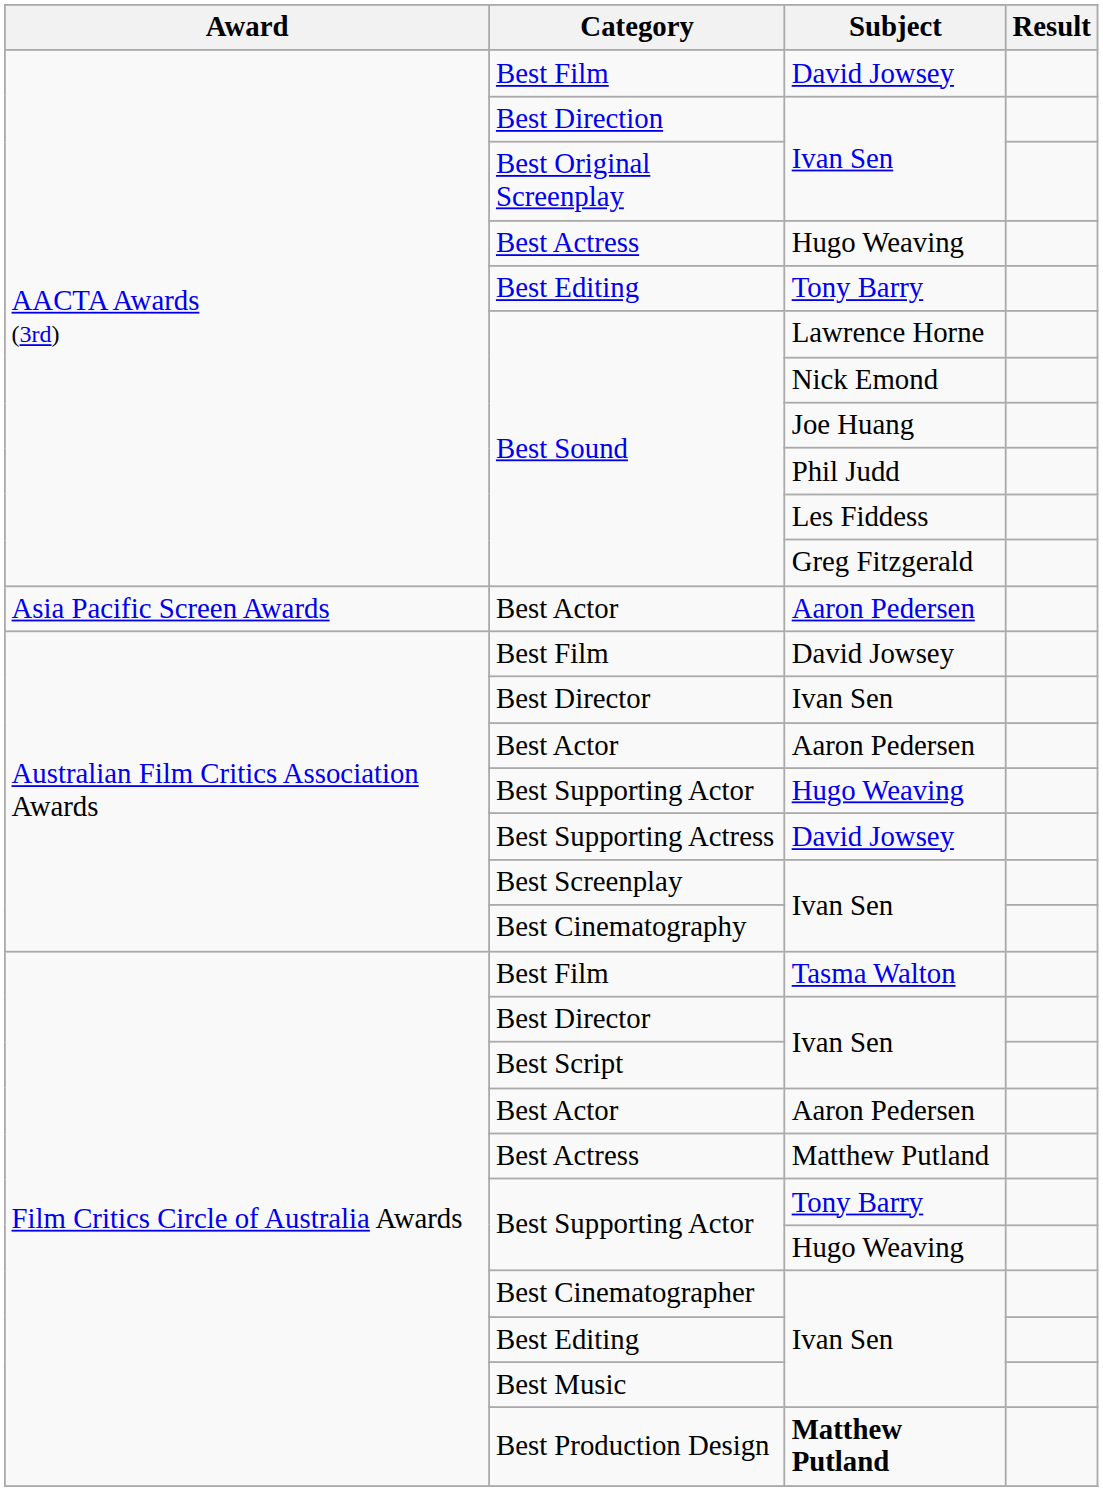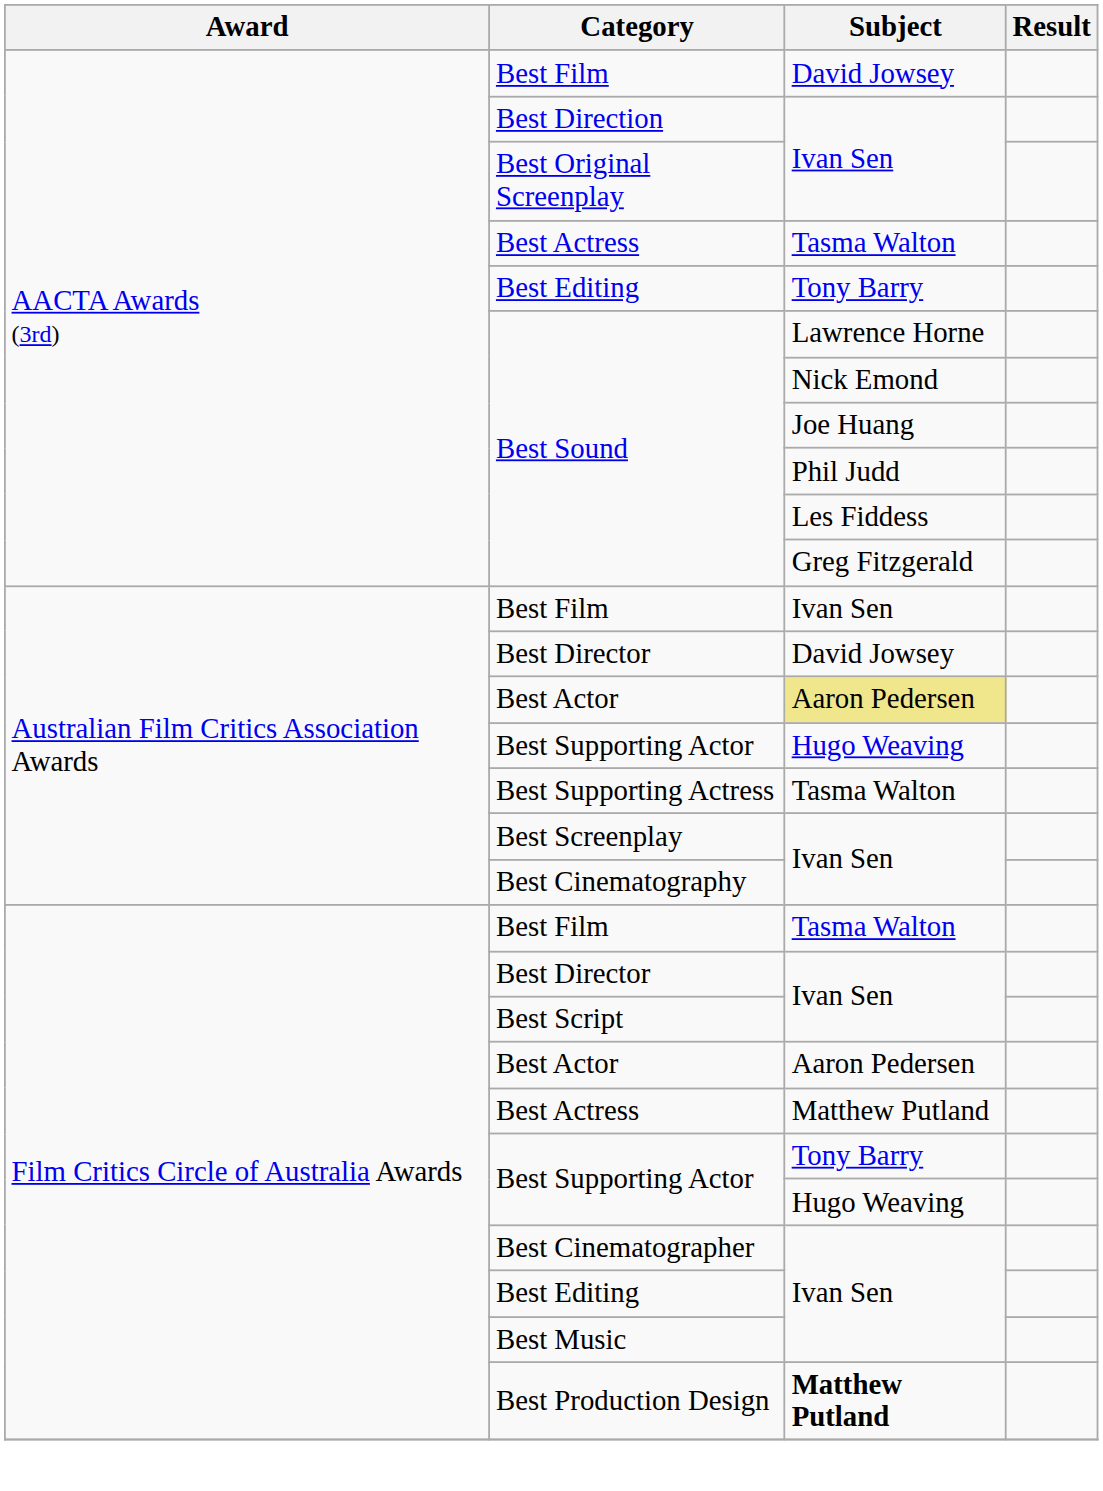(878, 242) Hugo Weaving -> (874, 242) Tasma Walton
- row: (171, 607)
(873, 653) David Jowsey -> (842, 607) Ivan Sen
(842, 699) Ivan Sen -> (873, 653) David Jowsey
(883, 744) no background -> (883, 699) khaki background
(873, 836) David Jowsey -> (874, 790) Tasma Walton
